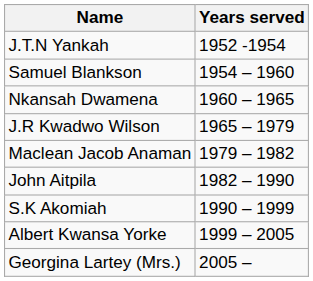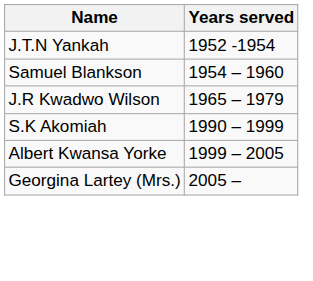- row: (83, 99)
- row: (100, 153)
- row: (52, 180)
